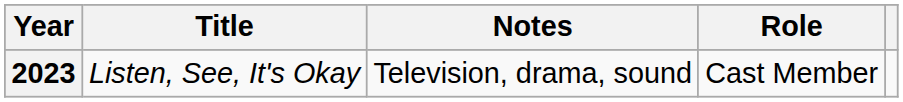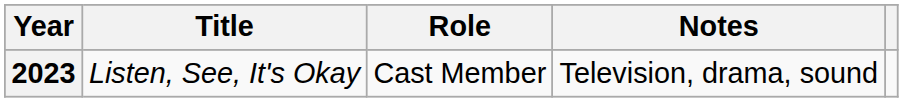columns swapped: (792, 27) <-> (533, 27)
